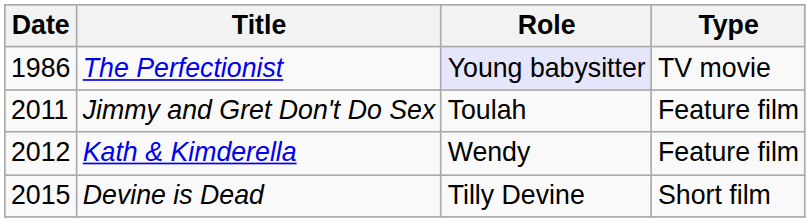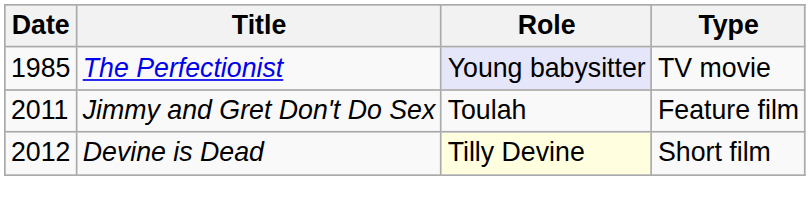(41, 68) 1986 -> (41, 68) 1985
- row: (190, 152)
(41, 195) 2015 -> (41, 152) 2012
(516, 195) no background -> (516, 152) lightyellow background
